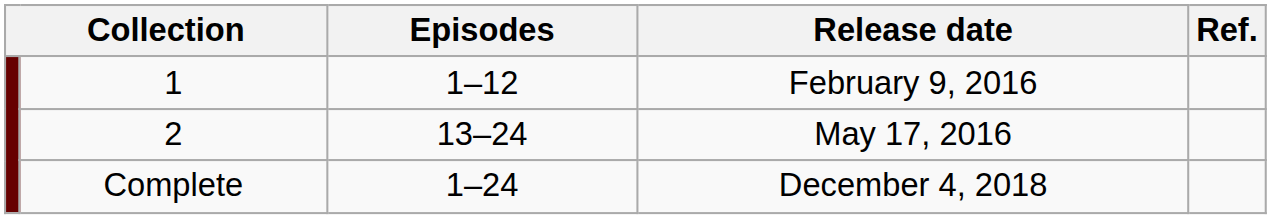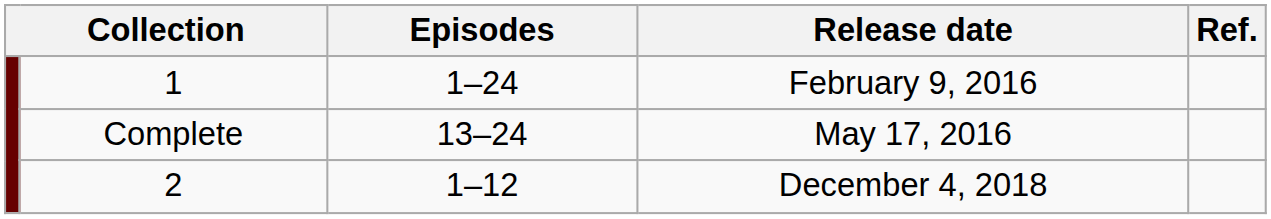(482, 82) 1–12 -> (482, 82) 1–24
(173, 133) 2 -> (173, 133) Complete
(173, 185) Complete -> (173, 185) 2
(482, 185) 1–24 -> (482, 185) 1–12
